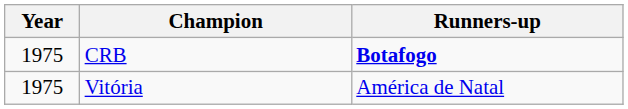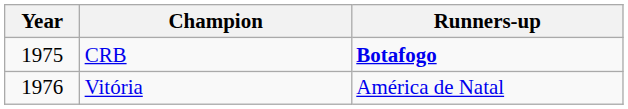(42, 87) 1975 -> (42, 87) 1976
